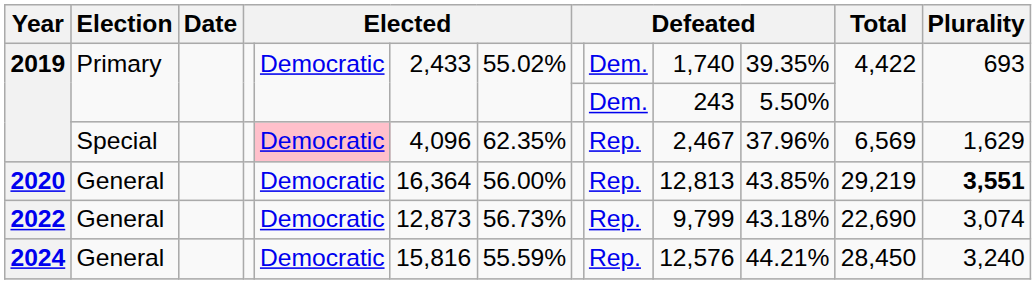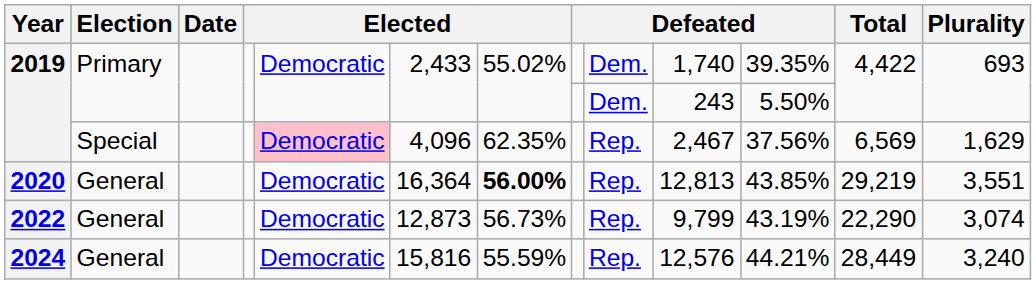(788, 141) 37.96% -> (788, 141) 37.56%
(524, 180) normal -> (524, 180) bold
(994, 180) bold -> (994, 180) normal
(788, 219) 43.18% -> (788, 219) 43.19%
(878, 219) 22,690 -> (878, 219) 22,290
(878, 258) 28,450 -> (878, 258) 28,449
